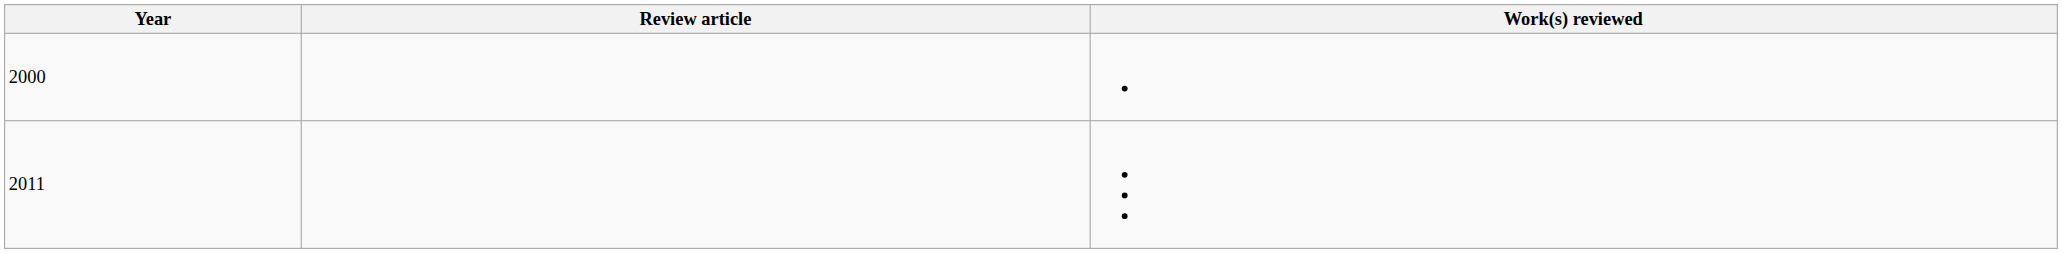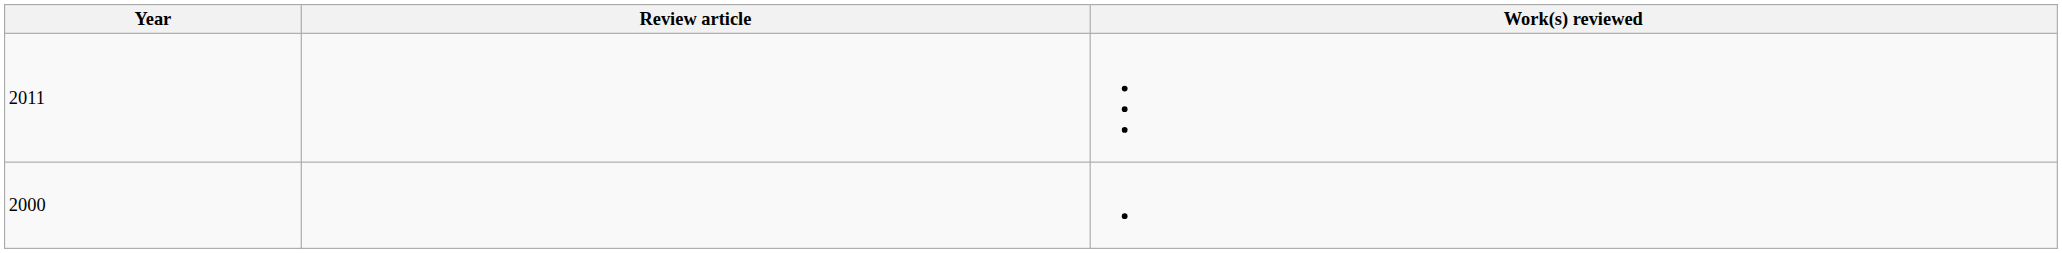rows swapped: (27, 77) <-> (27, 184)
